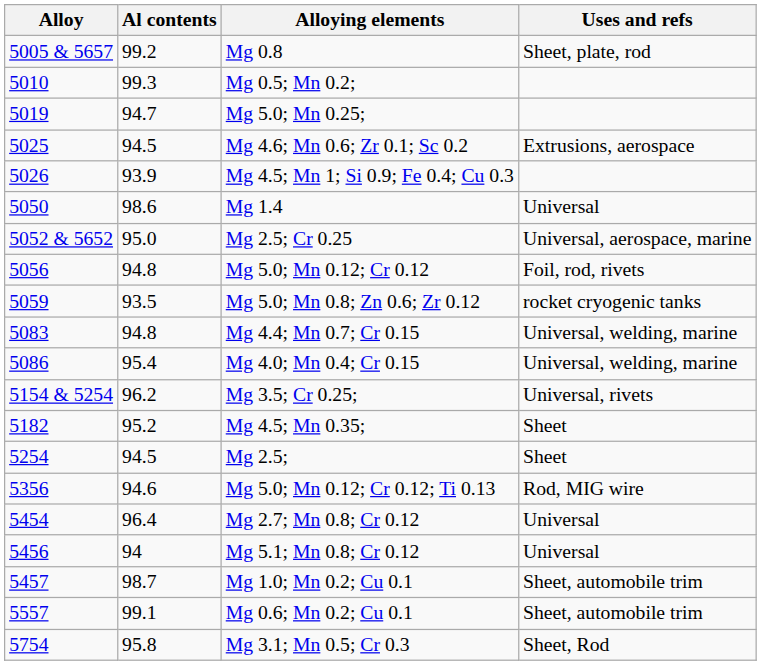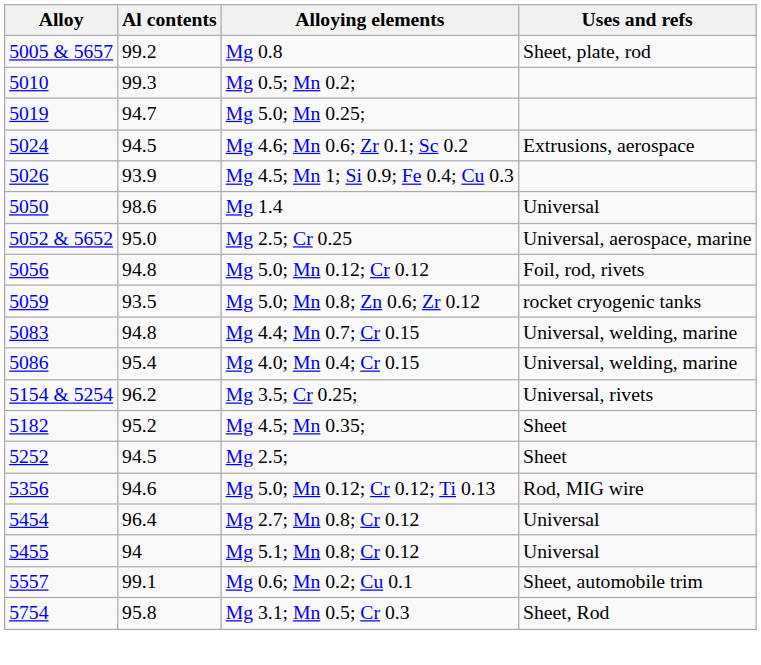(29, 144) 5025 -> (29, 144) 5024
(29, 457) 5254 -> (29, 457) 5252
(29, 550) 5456 -> (29, 550) 5455
- row: (319, 581)
